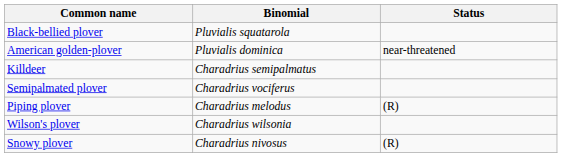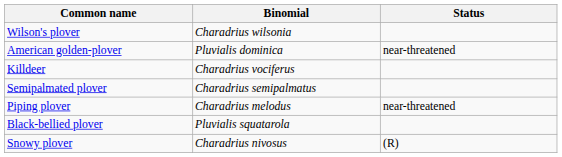rows swapped: (55, 32) <-> (43, 124)
(256, 69) Charadrius semipalmatus -> (245, 69) Charadrius vociferus
(245, 87) Charadrius vociferus -> (256, 87) Charadrius semipalmatus
(391, 106) (R) -> (419, 106) near-threatened
